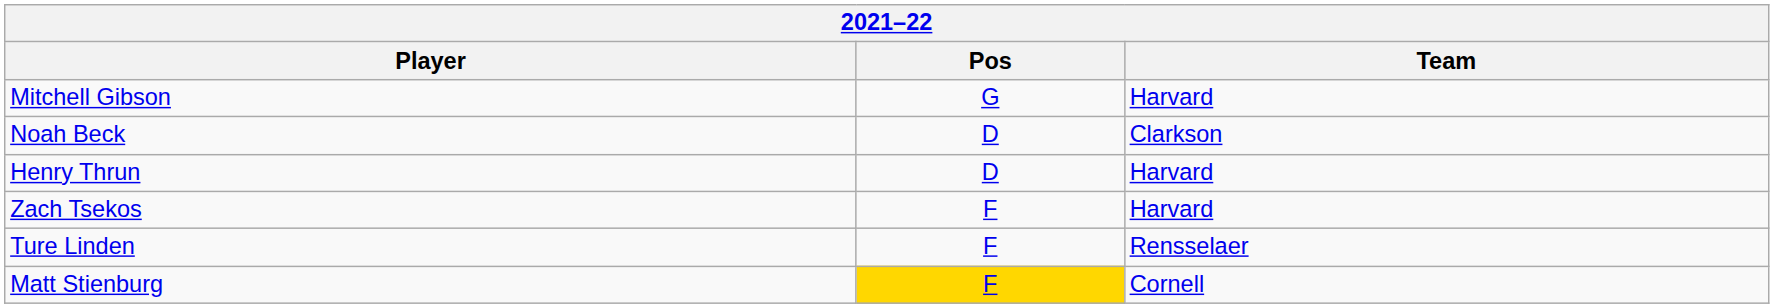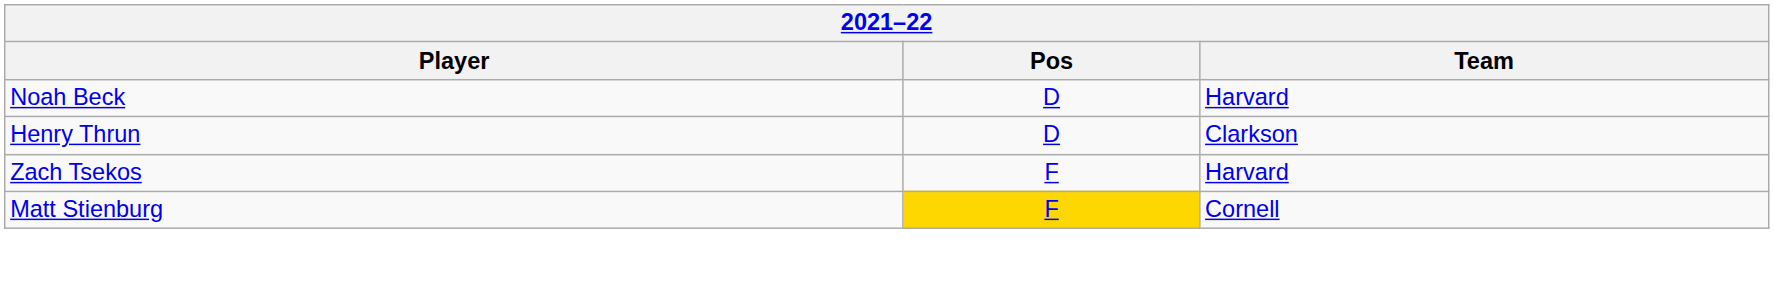- row: (91, 97)
(1176, 135) Clarkson -> (1247, 97) Harvard
(1171, 172) Harvard -> (1251, 135) Clarkson
- row: (72, 246)
